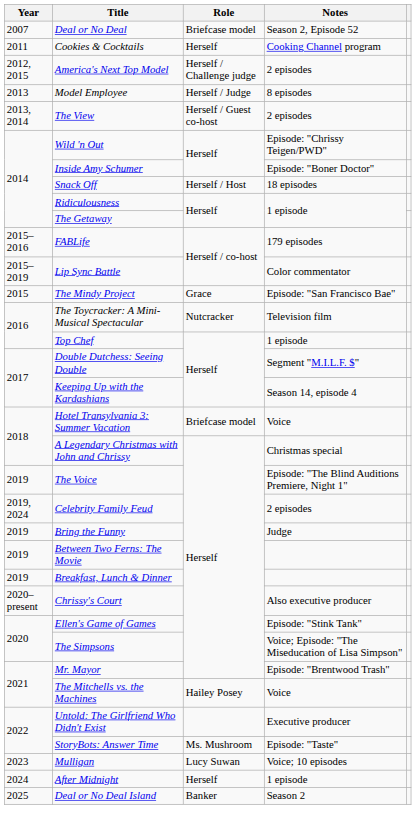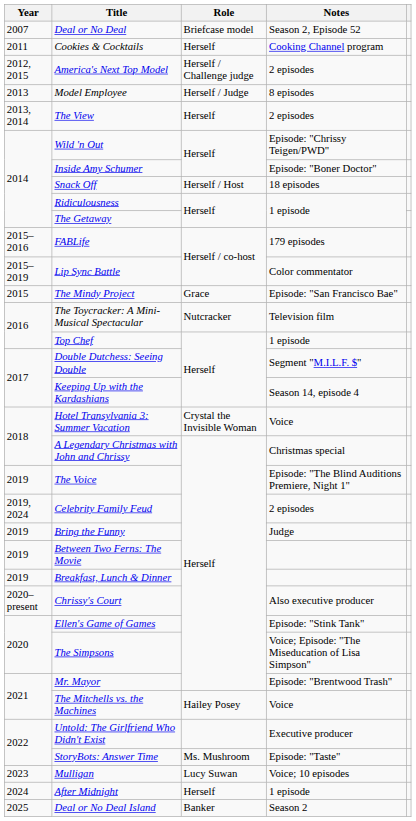(218, 116) Herself / Guest co-host -> (199, 116) Herself
(221, 421) Briefcase model -> (220, 421) Crystal the Invisible Woman
